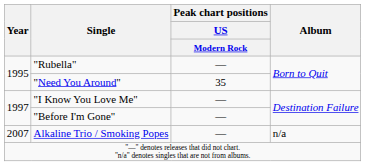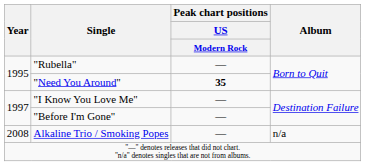(221, 82) normal -> (221, 82) bold
(18, 133) 2007 -> (18, 133) 2008
